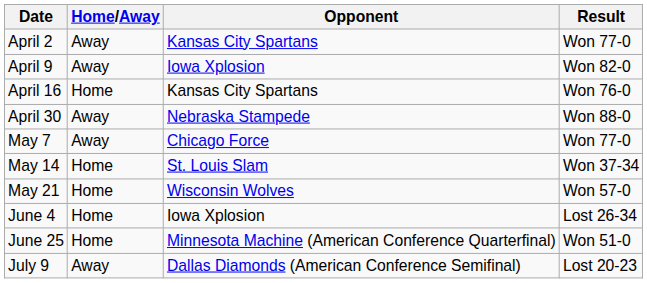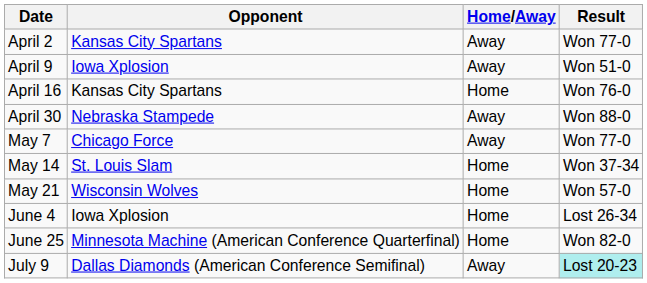columns swapped: (361, 16) <-> (115, 16)
(597, 66) Won 82-0 -> (597, 66) Won 51-0
(597, 240) Won 51-0 -> (597, 240) Won 82-0
(600, 265) no background -> (600, 265) paleturquoise background
